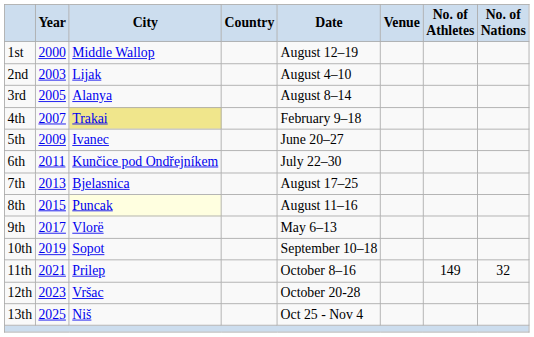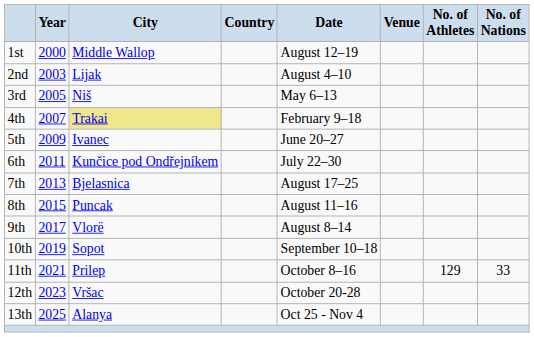(92, 96) Alanya -> (82, 96) Niš
(316, 96) August 8–14 -> (309, 96) May 6–13
(93, 205) lightyellow background -> (93, 205) no background
(309, 227) May 6–13 -> (316, 227) August 8–14
(450, 270) 149 -> (450, 270) 129
(503, 270) 32 -> (503, 270) 33
(82, 314) Niš -> (92, 314) Alanya
